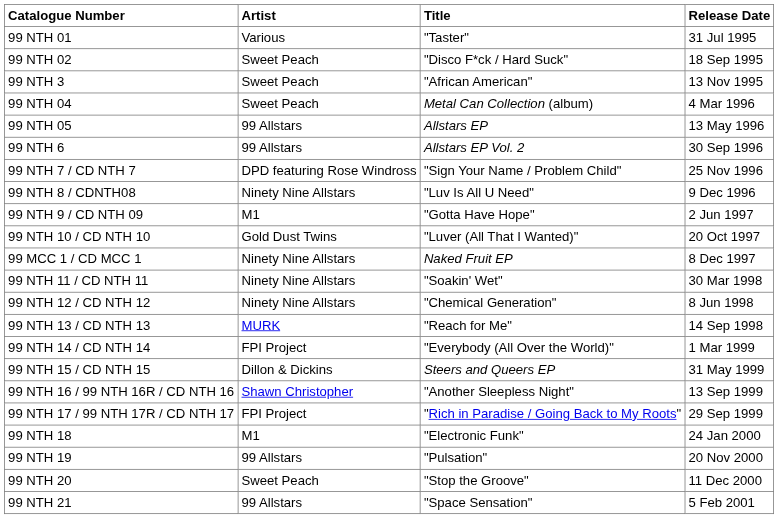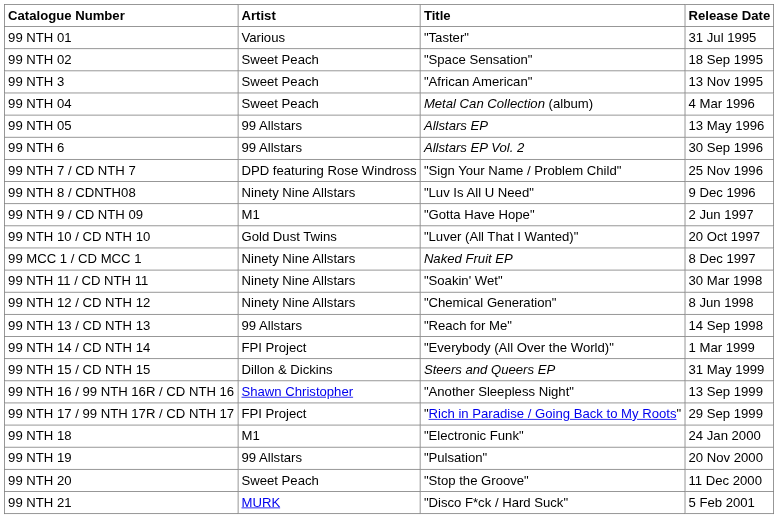(496, 59) "Disco F*ck / Hard Suck" -> (478, 59) "Space Sensation"
(261, 325) MURK -> (272, 325) 99 Allstars
(272, 502) 99 Allstars -> (261, 502) MURK
(478, 502) "Space Sensation" -> (496, 502) "Disco F*ck / Hard Suck"
